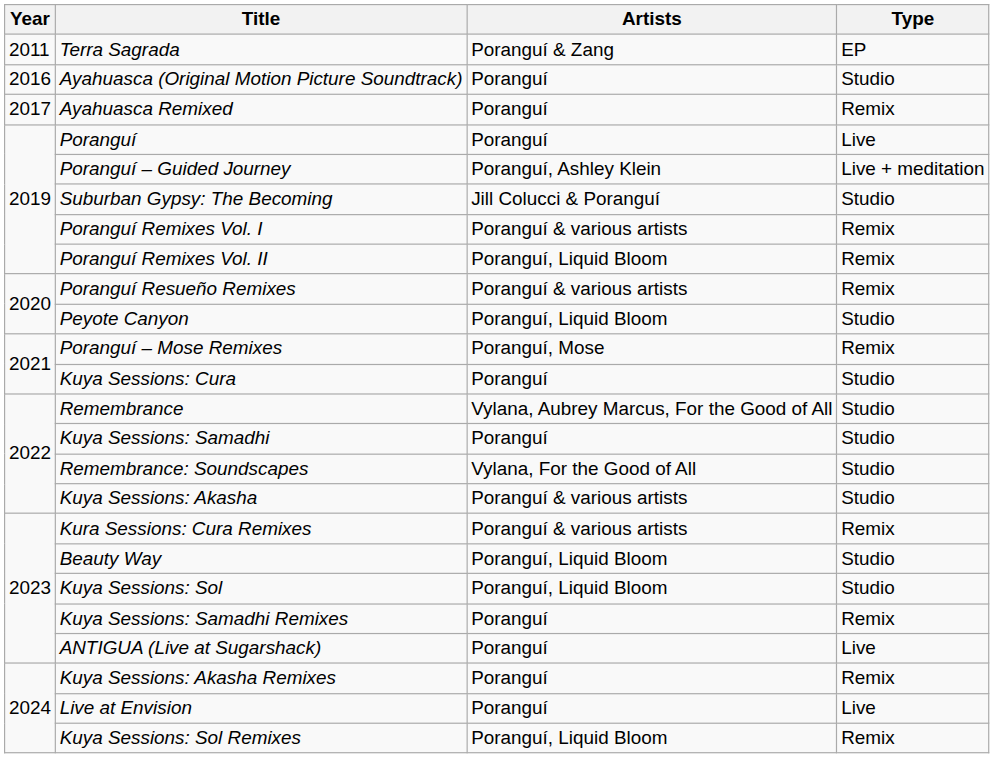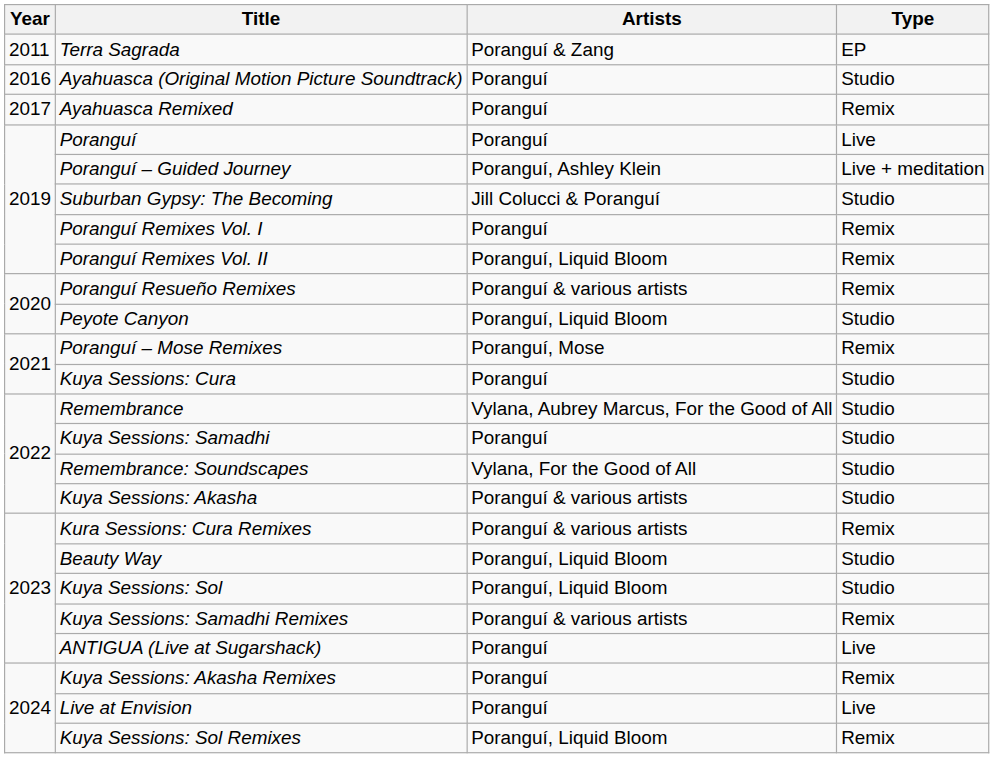(579, 229) Poranguí & various artists -> (509, 229) Poranguí
(509, 618) Poranguí -> (579, 618) Poranguí & various artists
